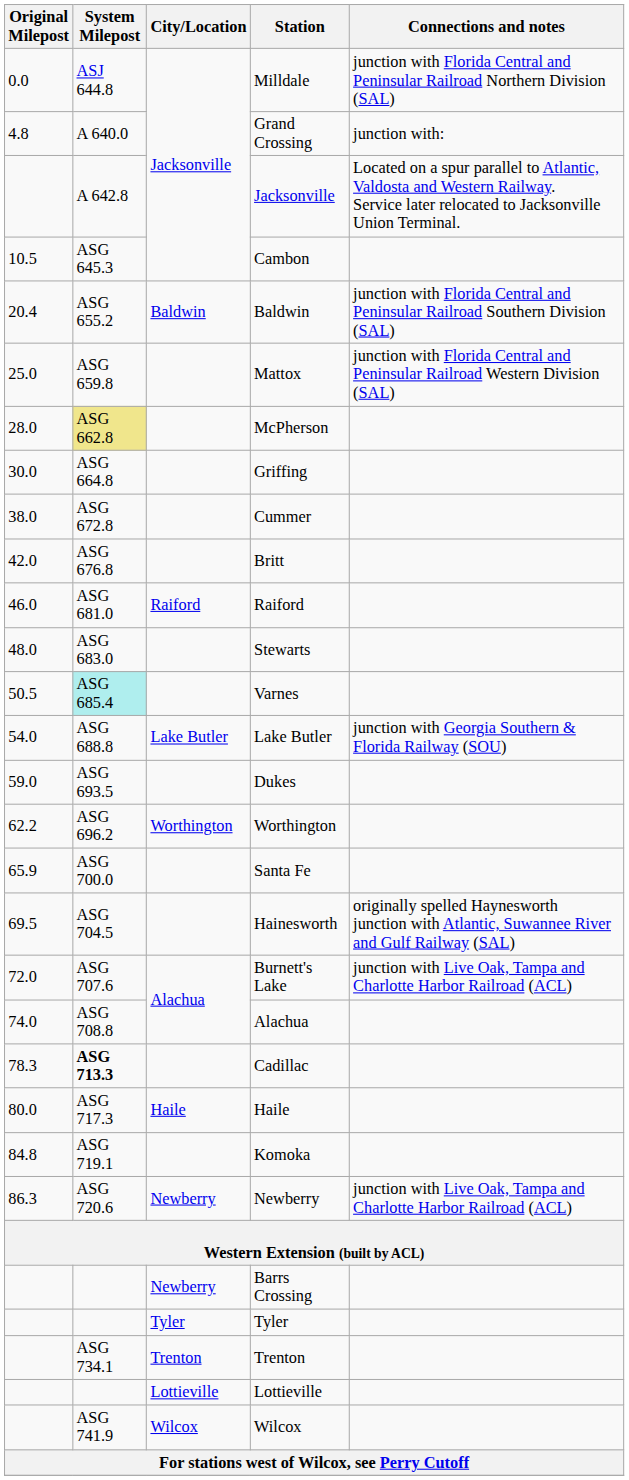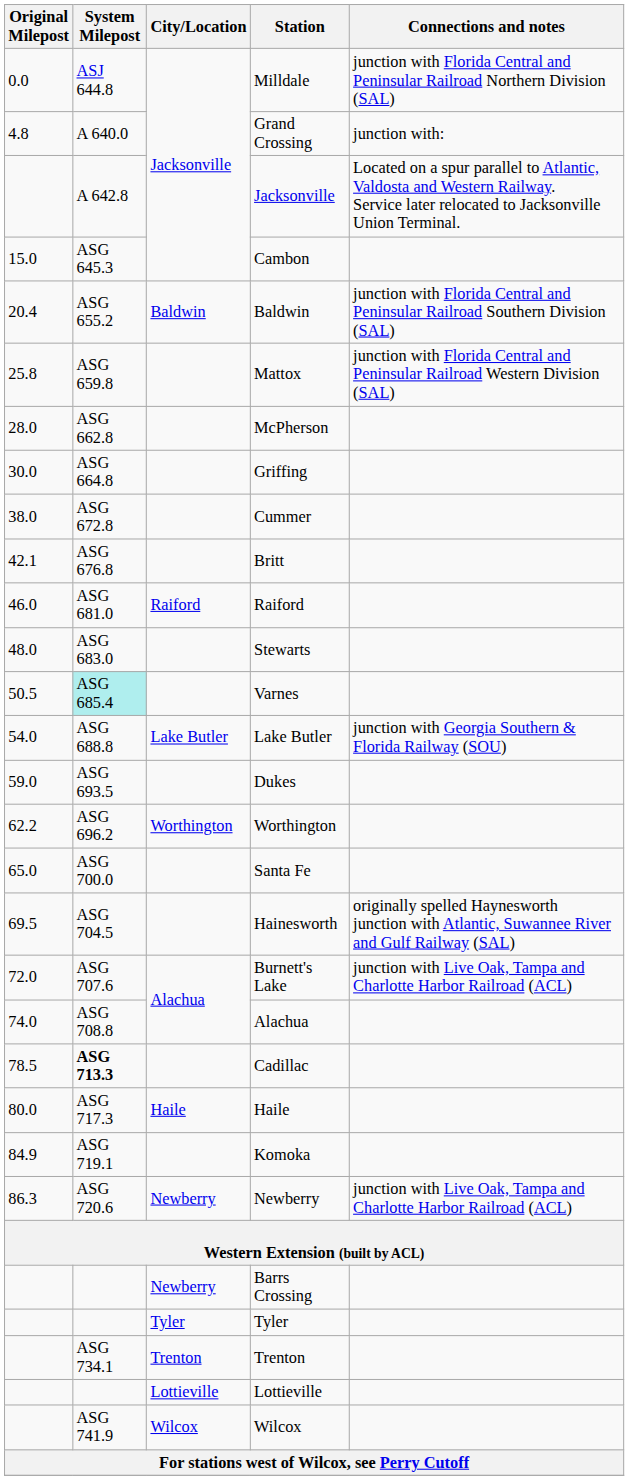(23, 258) 10.5 -> (23, 258) 15.0
(23, 374) 25.0 -> (23, 374) 25.8
(95, 428) khaki background -> (95, 428) no background
(23, 560) 42.0 -> (23, 560) 42.1
(23, 870) 65.9 -> (23, 870) 65.0
(23, 1065) 78.3 -> (23, 1065) 78.5
(23, 1154) 84.8 -> (23, 1154) 84.9
